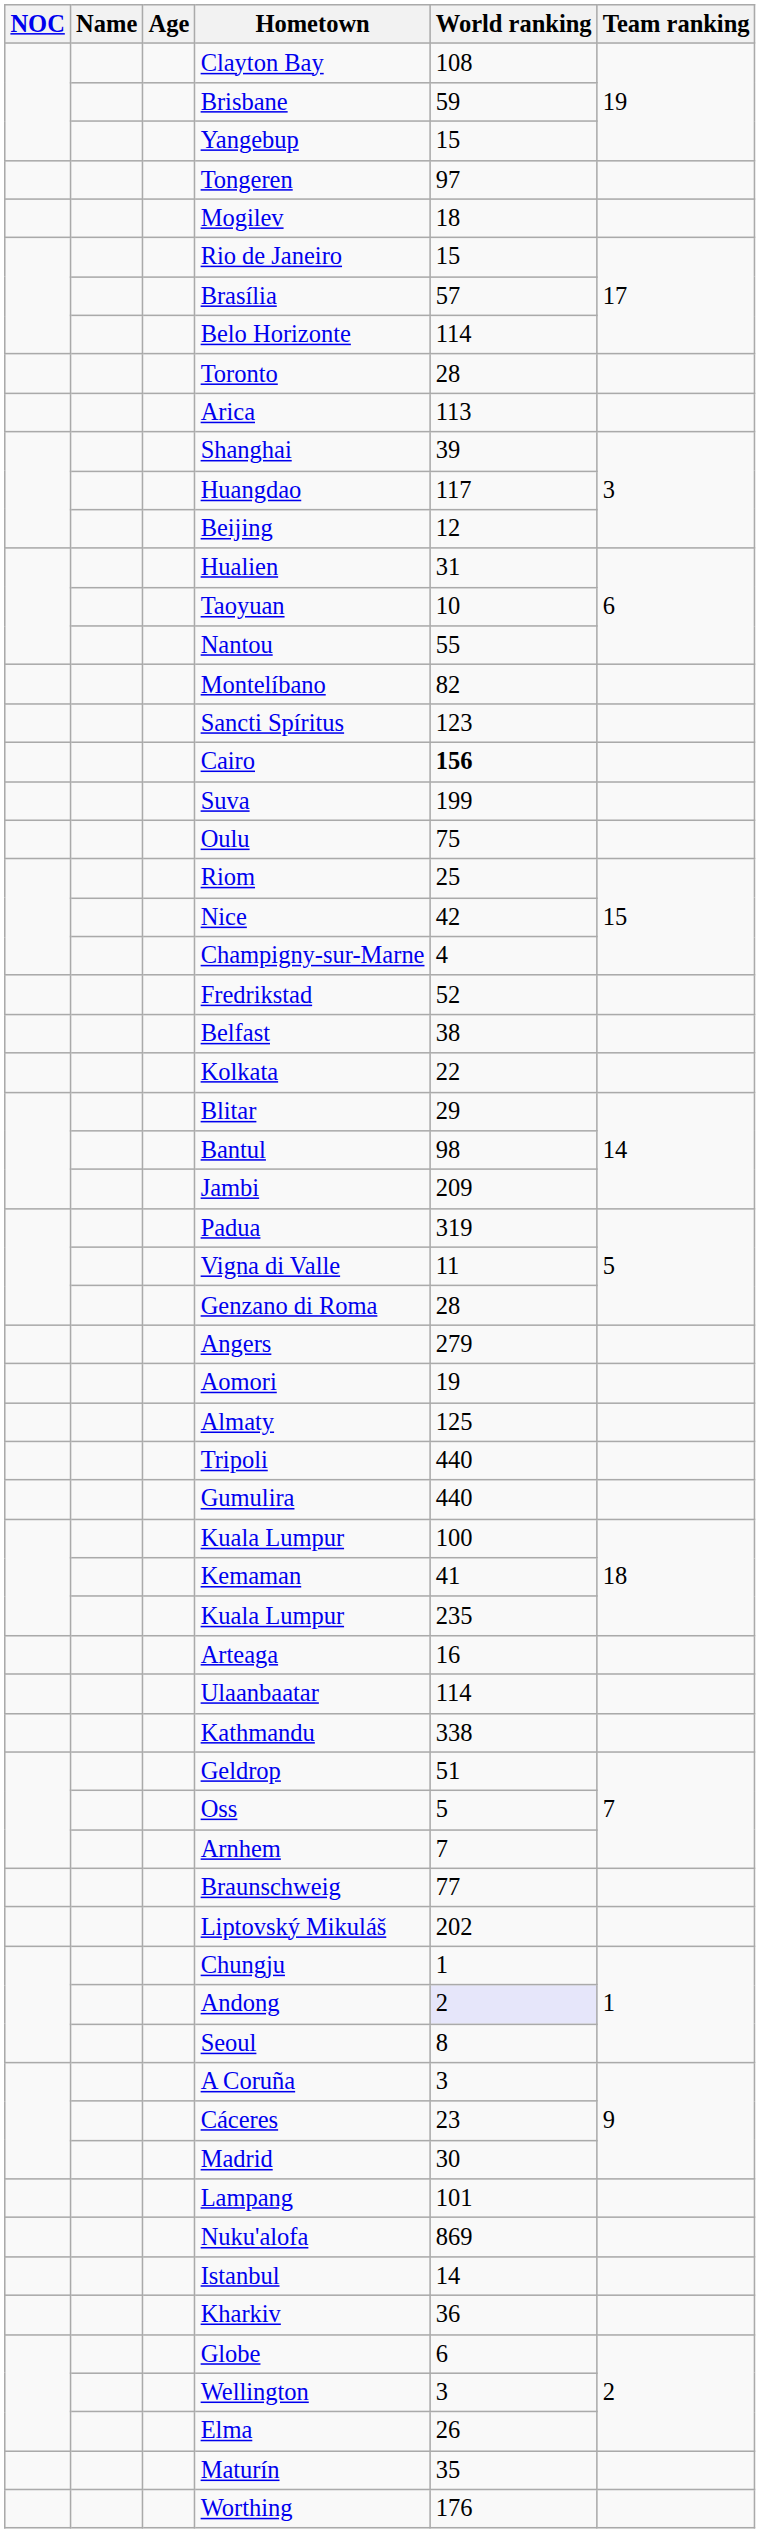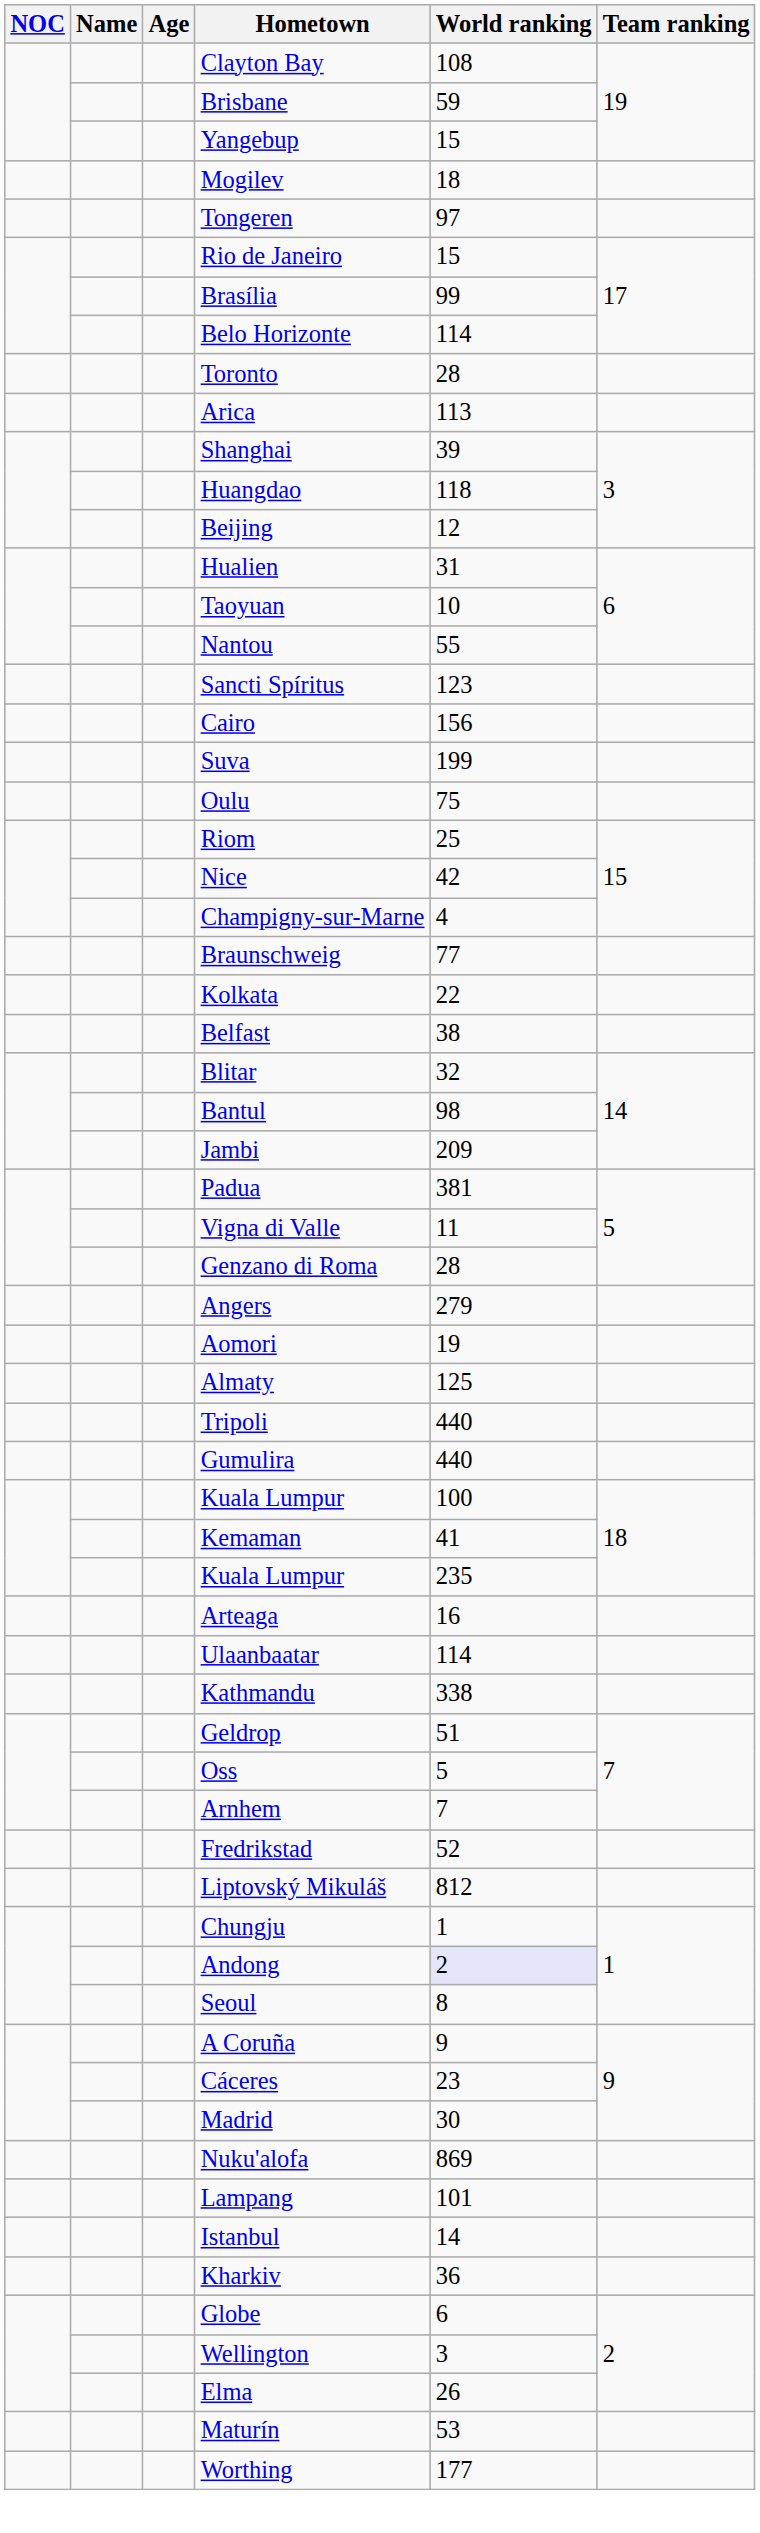rows swapped: (38, 218) <-> (38, 179)
(448, 295) 57 -> (448, 295) 99
(454, 489) 117 -> (454, 489) 118
- row: (38, 684)
(454, 761) bold -> (454, 722) normal
rows swapped: (38, 1888) <-> (38, 995)
rows swapped: (38, 1034) <-> (38, 1072)
(448, 1110) 29 -> (448, 1072) 32
(454, 1227) 319 -> (454, 1188) 381
(454, 1926) 202 -> (454, 1887) 812
(442, 2081) 3 -> (442, 2042) 9
rows swapped: (38, 2198) <-> (38, 2237)
(448, 2469) 35 -> (448, 2430) 53
(454, 2508) 176 -> (454, 2469) 177
